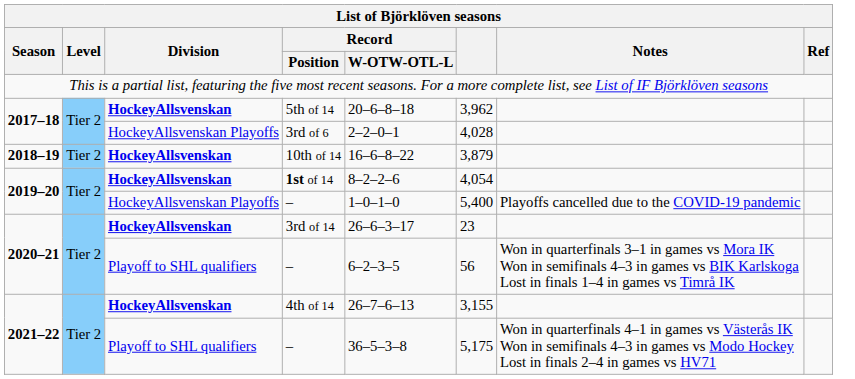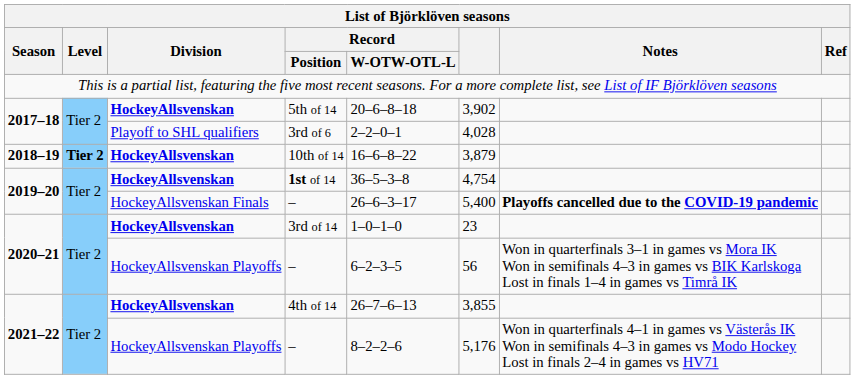(477, 109) 3,962 -> (479, 109) 3,902
(194, 132) HockeyAllsvenskan Playoffs -> (185, 132) Playoff to SHL qualifiers
(84, 156) normal -> (85, 156) bold
(374, 179) 8–2–2–6 -> (380, 179) 36–5–3–8
(477, 179) 4,054 -> (479, 179) 4,754
(194, 202) HockeyAllsvenskan Playoffs -> (190, 202) HockeyAllsvenskan Finals
(374, 202) 1–0–1–0 -> (384, 202) 26–6–3–17
(650, 202) normal -> (660, 202) bold
(381, 226) 26–6–3–17 -> (376, 226) 1–0–1–0
(182, 266) Playoff to SHL qualifiers -> (196, 266) HockeyAllsvenskan Playoffs
(477, 306) 3,155 -> (479, 306) 3,855
(182, 345) Playoff to SHL qualifiers -> (196, 345) HockeyAllsvenskan Playoffs
(377, 345) 36–5–3–8 -> (376, 345) 8–2–2–6
(477, 345) 5,175 -> (479, 345) 5,176
